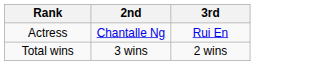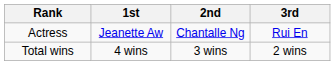+ column: (131, 13)
